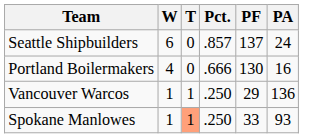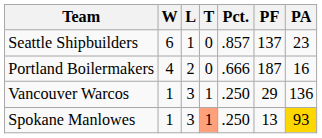+ column: (191, 17)
(283, 42) 24 -> (301, 42) 23
(251, 68) 130 -> (269, 68) 187
(251, 119) 33 -> (269, 119) 13
(283, 119) no background -> (301, 119) gold background
